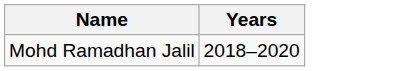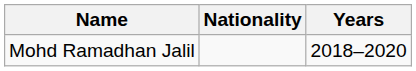+ column: (253, 19)
